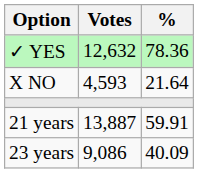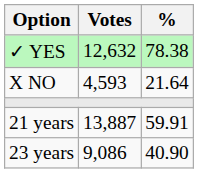(167, 51) 78.36 -> (167, 51) 78.38
(167, 152) 40.09 -> (167, 152) 40.90
